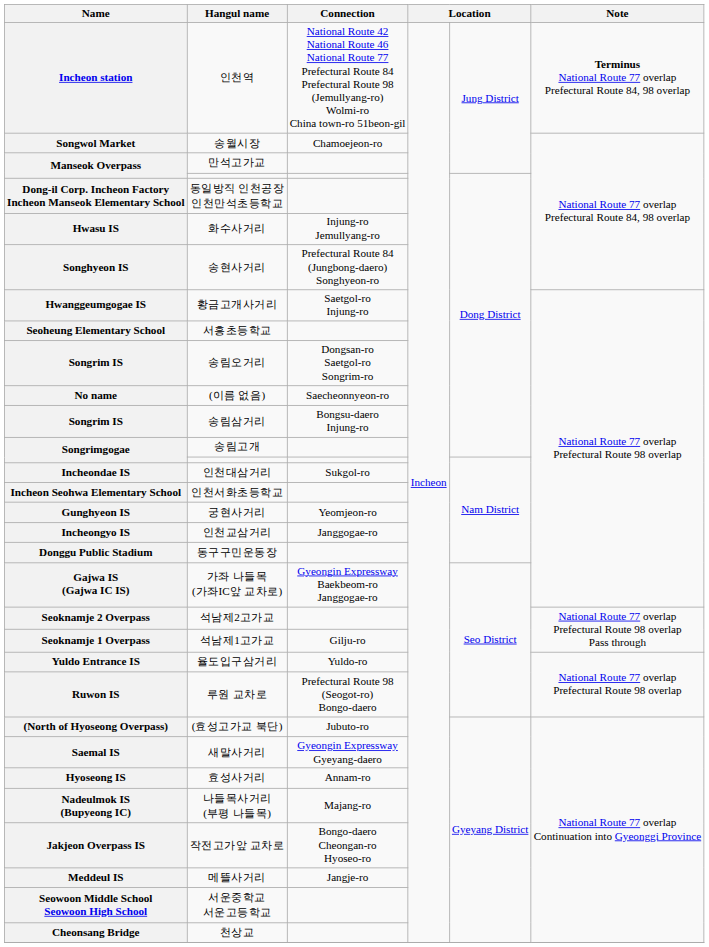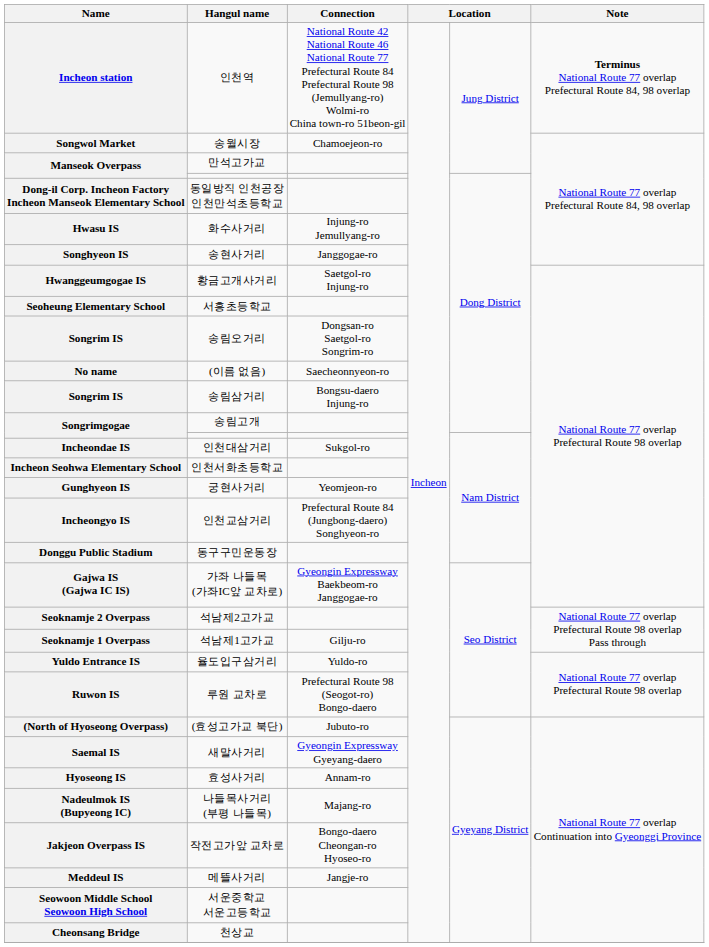(348, 266) Prefectural Route 84 (Jungbong-daero) Songhyeon-ro -> (348, 254) Janggogae-ro
(348, 532) Janggogae-ro -> (348, 519) Prefectural Route 84 (Jungbong-daero) Songhyeon-ro
